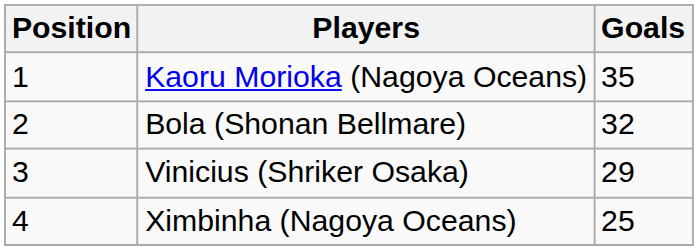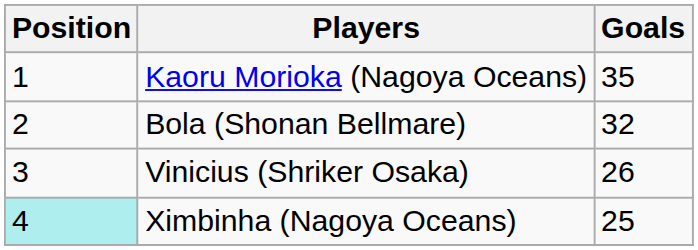(618, 172) 29 -> (618, 172) 26
(20, 220) no background -> (20, 220) paleturquoise background
